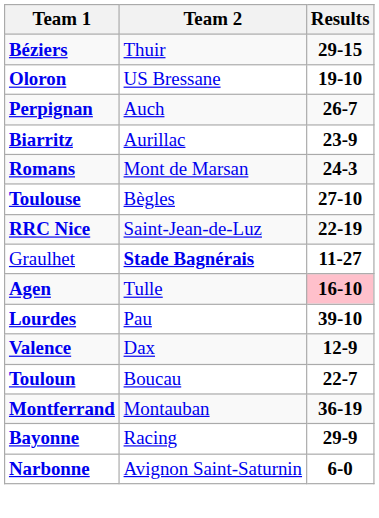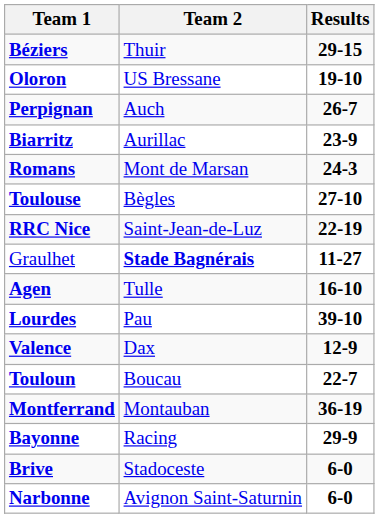(340, 288) pink background -> (340, 288) no background
+ row: (31, 468)
